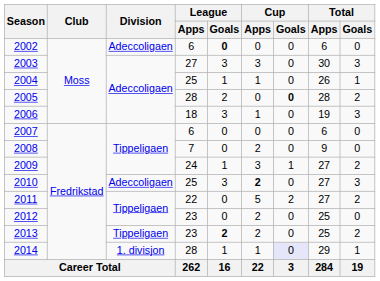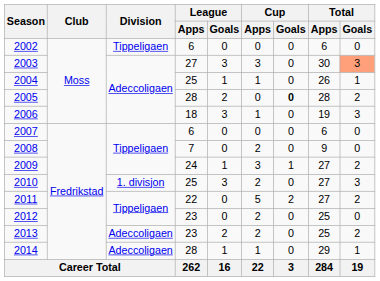(141, 47) Adeccoligaen -> (141, 47) Tippeligaen
(224, 47) bold -> (224, 47) normal
(357, 64) no background -> (357, 64) lightsalmon background
(141, 183) Adeccoligaen -> (141, 183) 1. divisjon
(258, 183) bold -> (258, 183) normal
(141, 234) Tippeligaen -> (141, 234) Adeccoligaen
(224, 234) bold -> (224, 234) normal
(141, 251) 1. divisjon -> (141, 251) Adeccoligaen
(291, 251) lavender background -> (291, 251) no background
